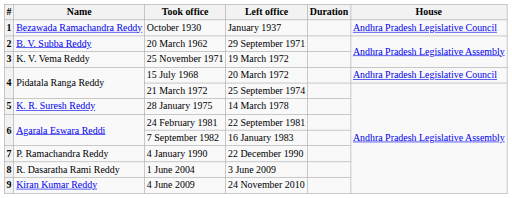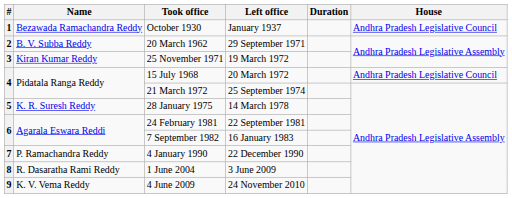(53, 59) K. V. Vema Reddy -> (57, 59) Kiran Kumar Reddy
(57, 185) Kiran Kumar Reddy -> (53, 185) K. V. Vema Reddy
